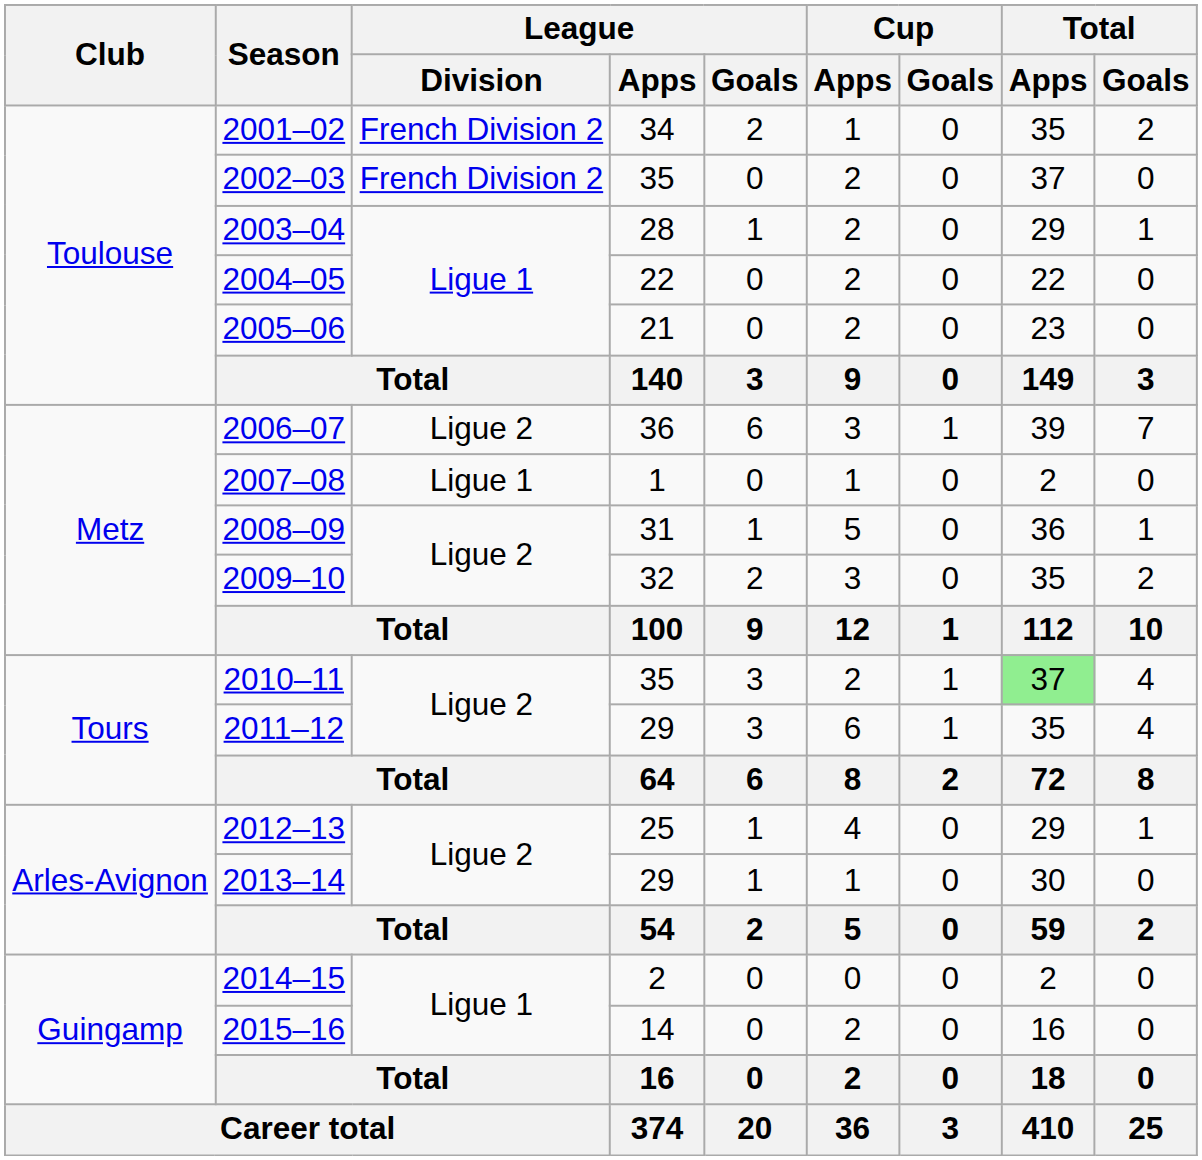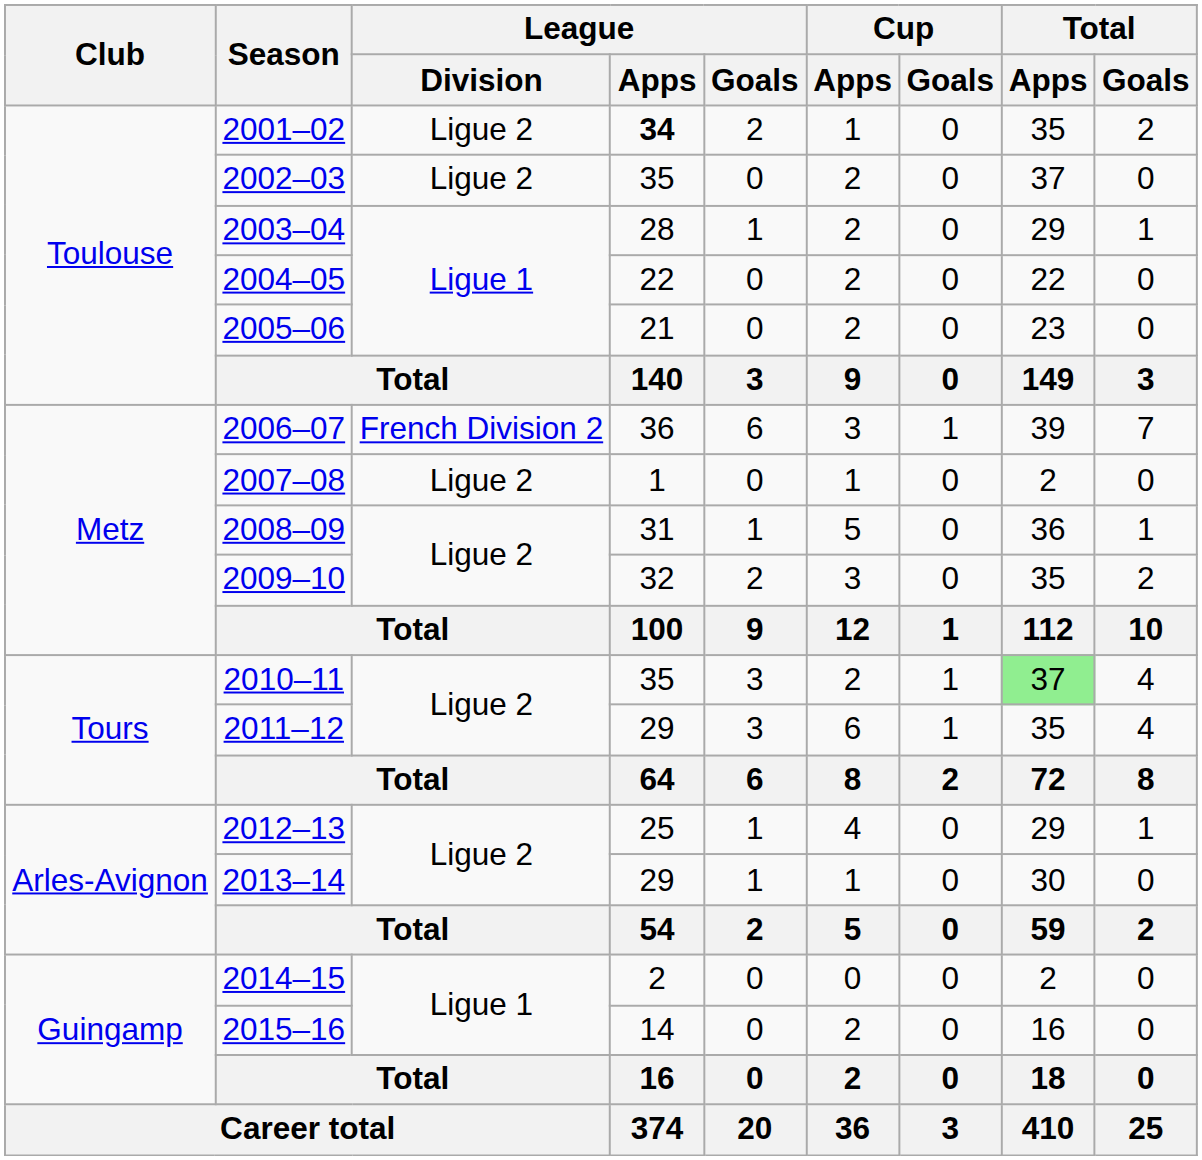(481, 129) French Division 2 -> (481, 129) Ligue 2
(657, 129) normal -> (657, 129) bold
(481, 179) French Division 2 -> (481, 179) Ligue 2
(481, 429) Ligue 2 -> (481, 429) French Division 2
(481, 479) Ligue 1 -> (481, 479) Ligue 2
